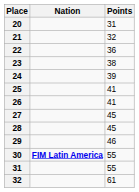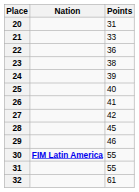(112, 37) 32 -> (112, 37) 33
(112, 89) 41 -> (112, 89) 40
(112, 115) 45 -> (112, 115) 42
